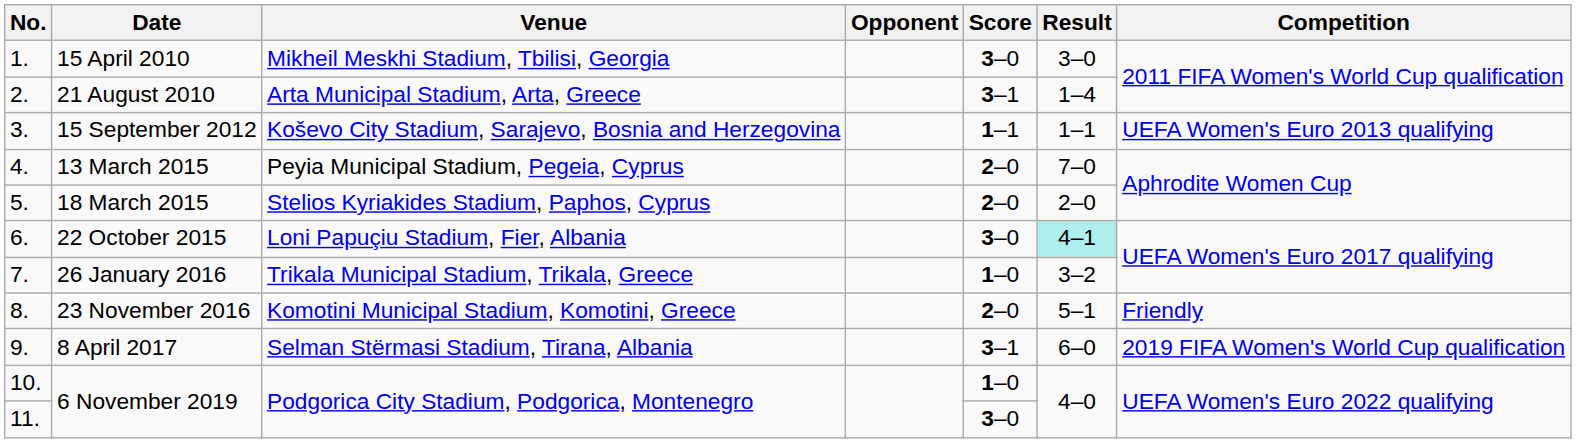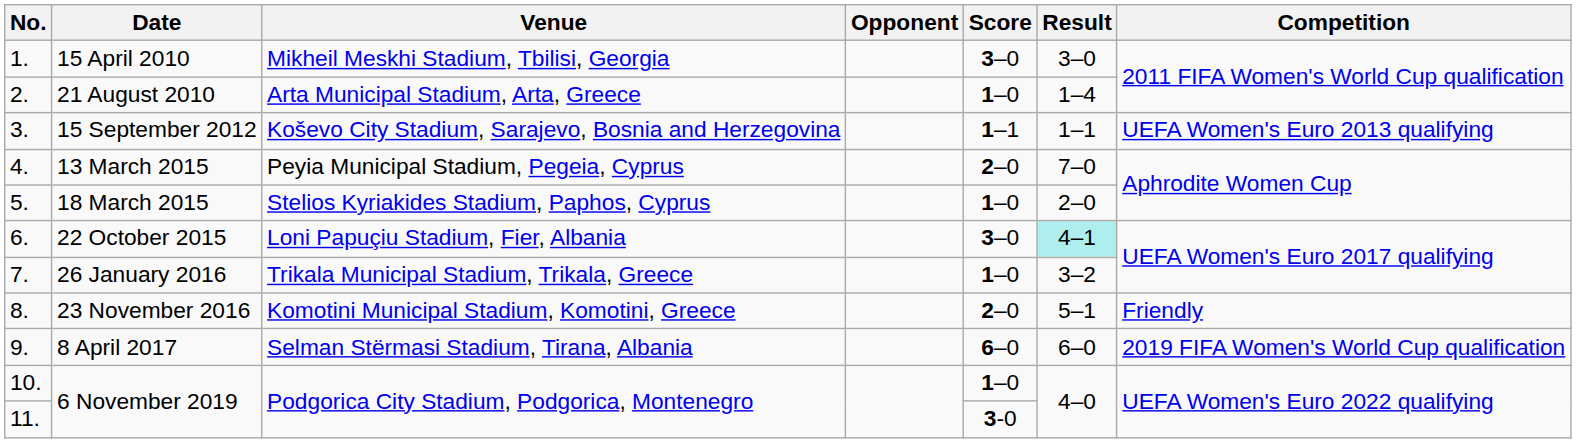(1000, 94) 3–1 -> (1000, 94) 1–0
(1000, 202) 2–0 -> (1000, 202) 1–0
(1000, 346) 3–1 -> (1000, 346) 6–0
(1000, 418) 3–0 -> (1000, 418) 3-0
